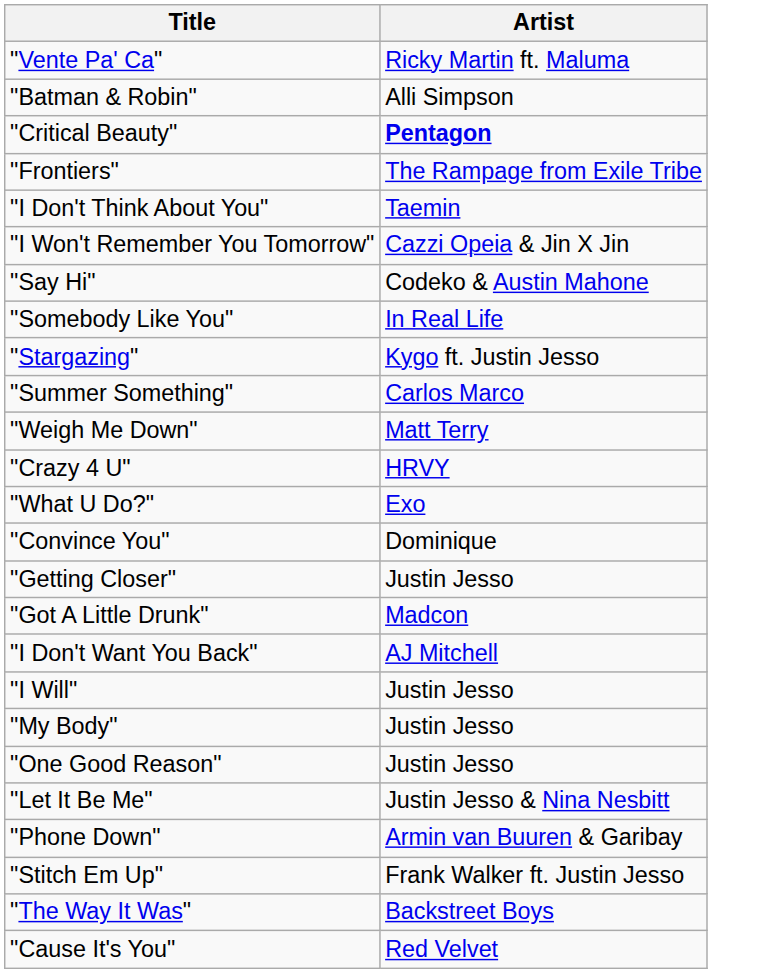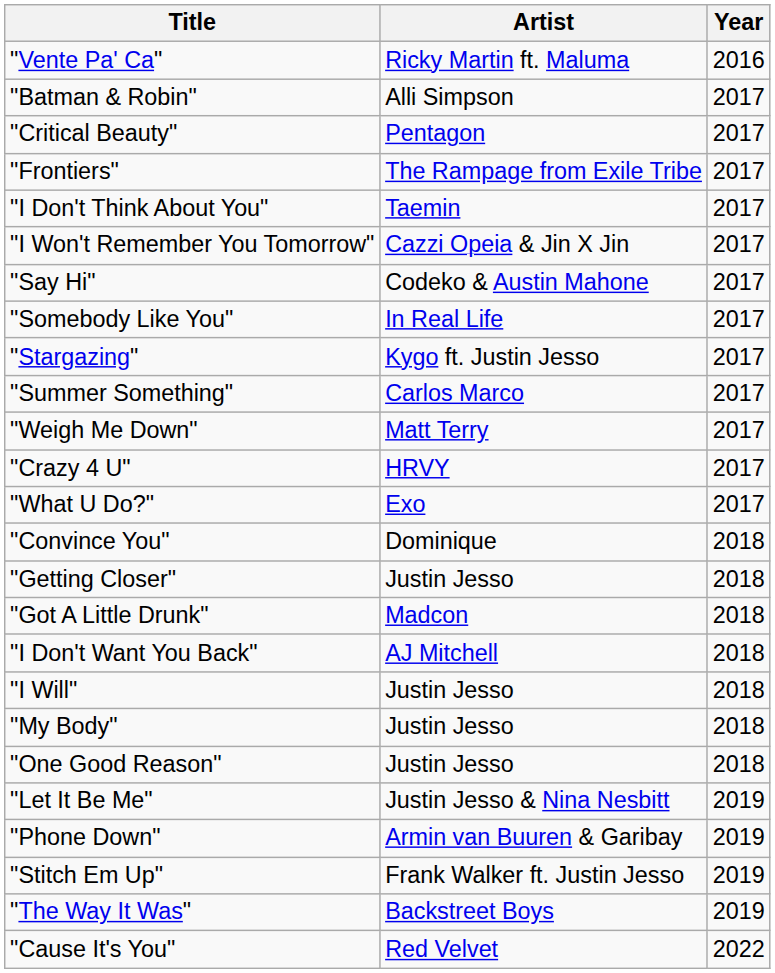+ column: (739, 23)
(438, 134) bold -> (435, 134) normal
